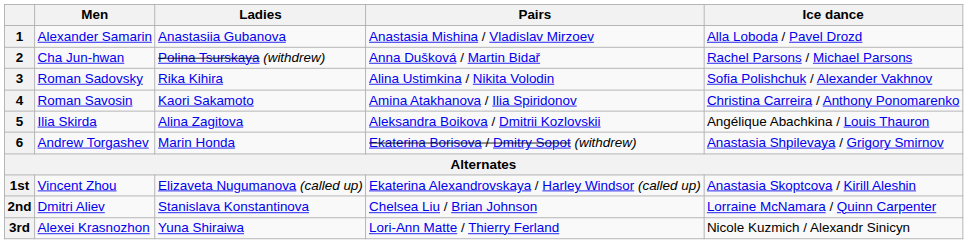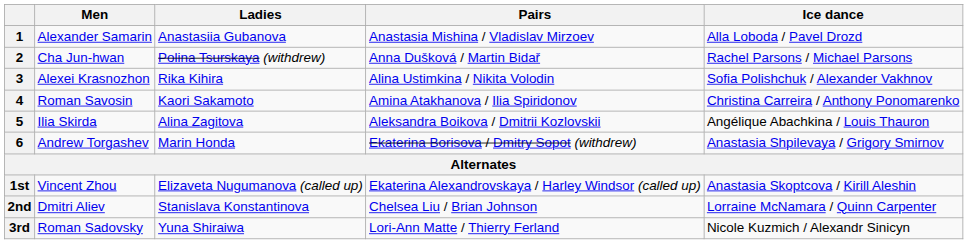(90, 79) Roman Sadovsky -> (94, 79) Alexei Krasnozhon
(94, 228) Alexei Krasnozhon -> (90, 228) Roman Sadovsky
